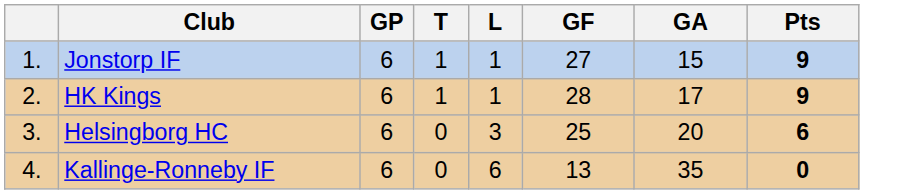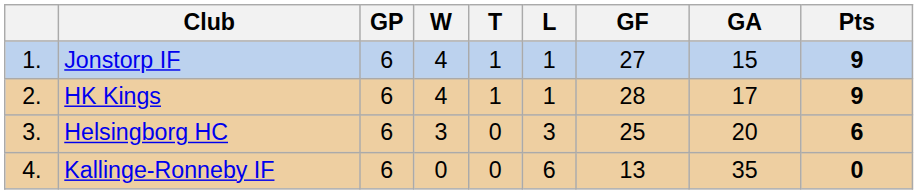+ column: (441, 22)
